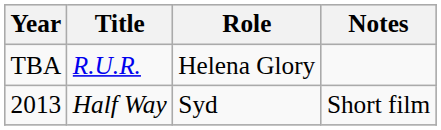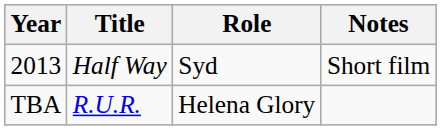rows swapped: (36, 104) <-> (36, 64)
